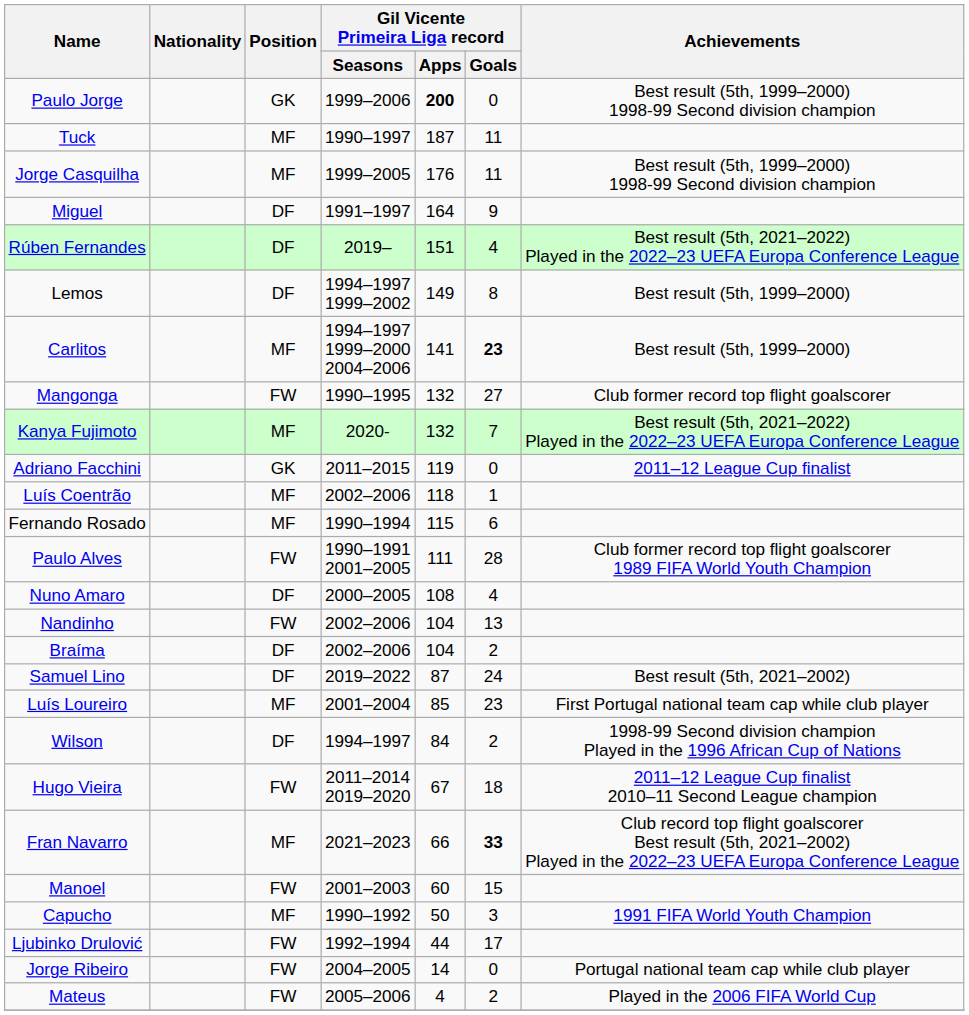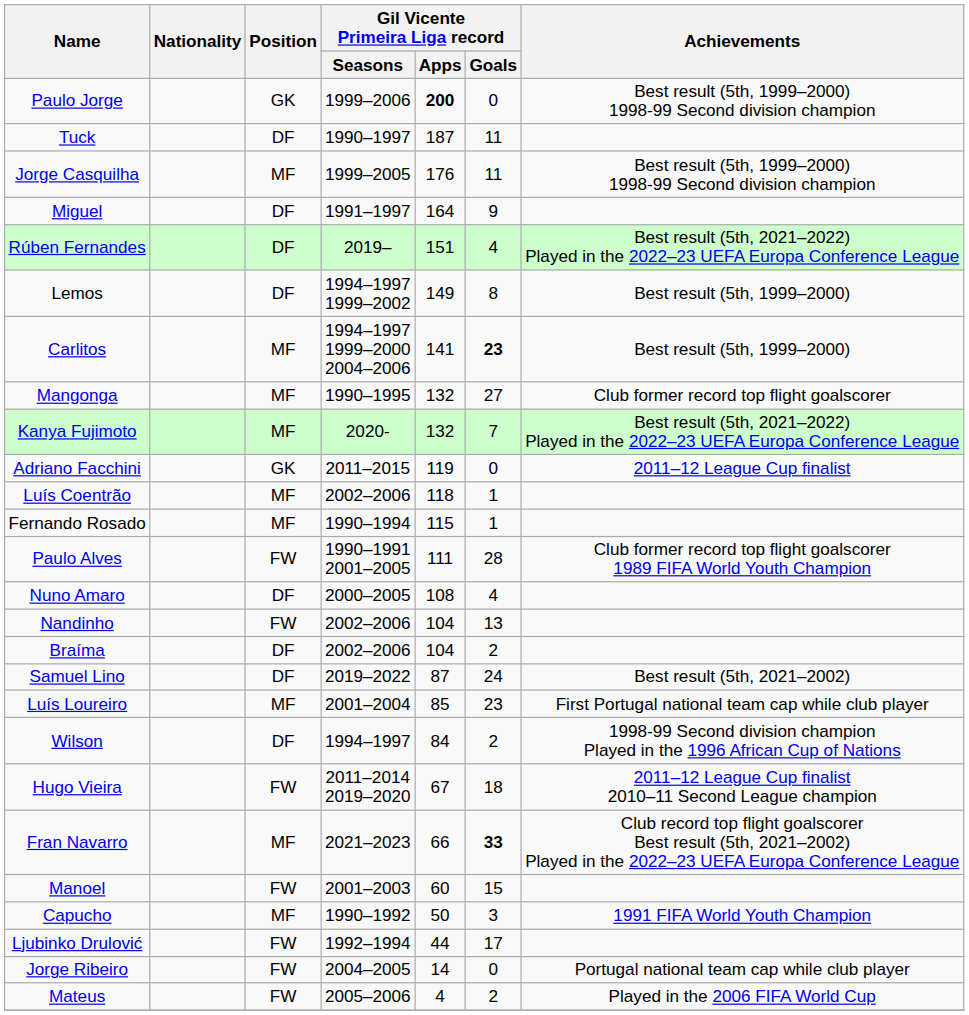(283, 138) MF -> (283, 138) DF
(283, 395) FW -> (283, 395) MF
(493, 523) 6 -> (493, 523) 1
